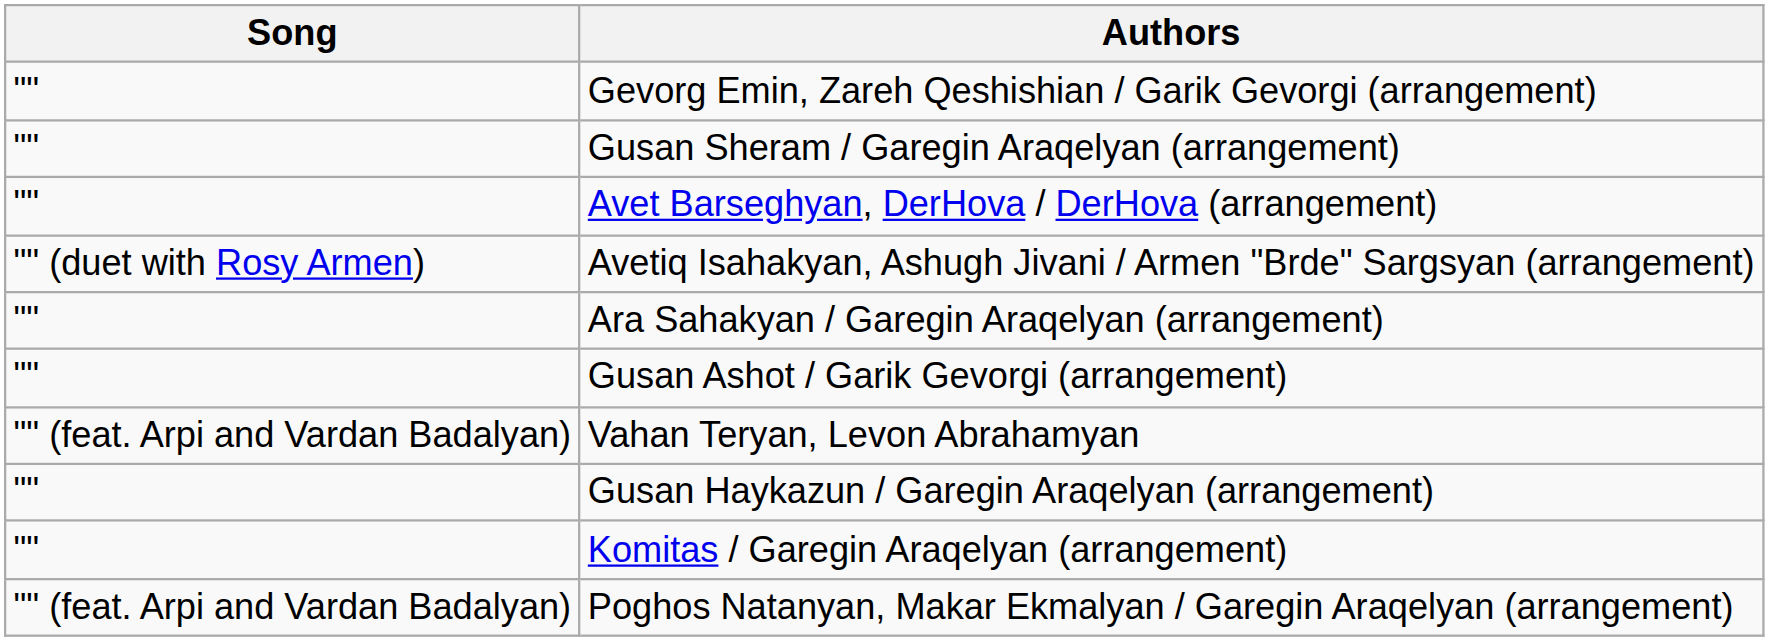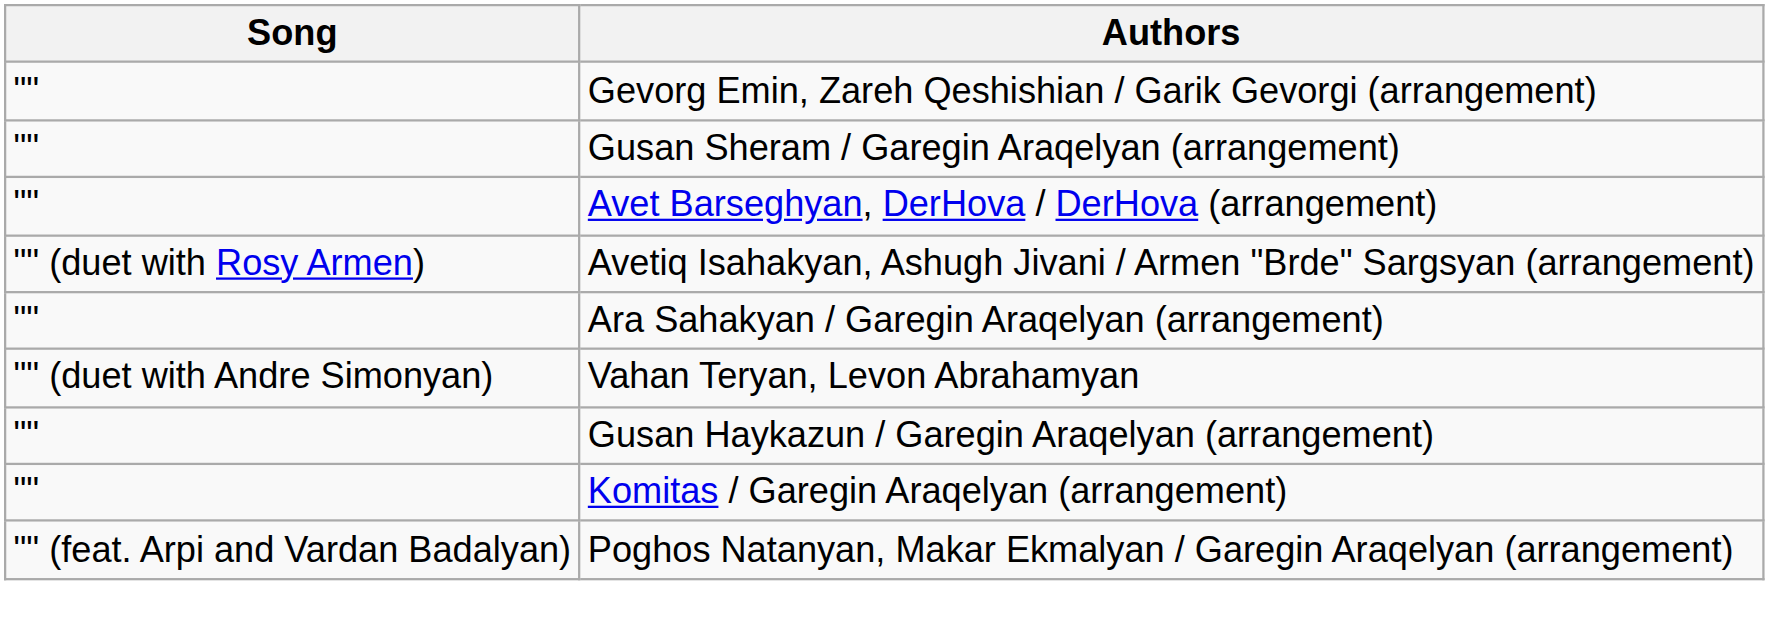- row: (938, 377)
(292, 434) "" (feat. Arpi and Vardan Badalyan) -> (253, 377) "" (duet with Andre Simonyan)
